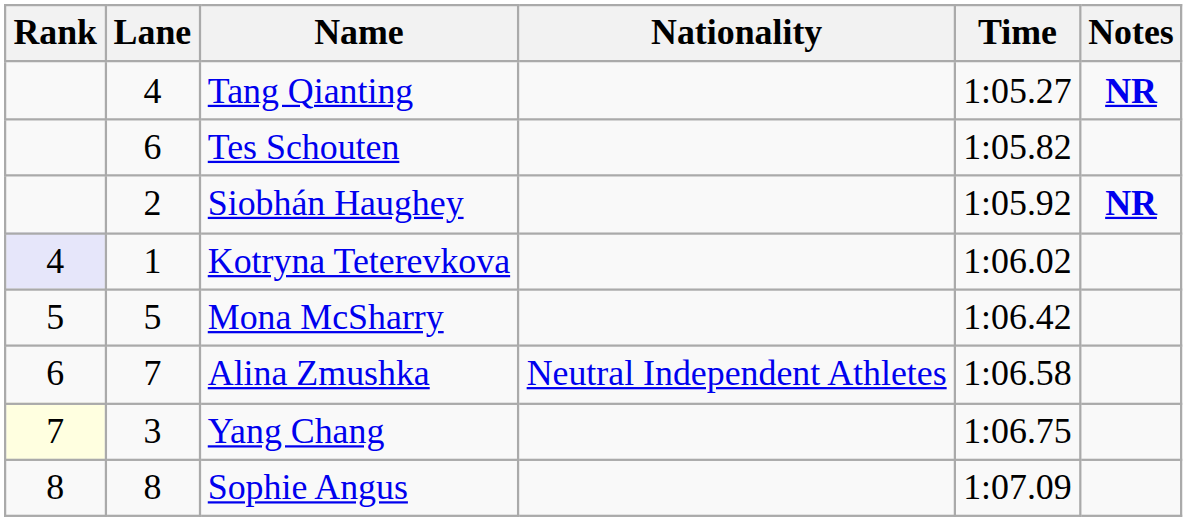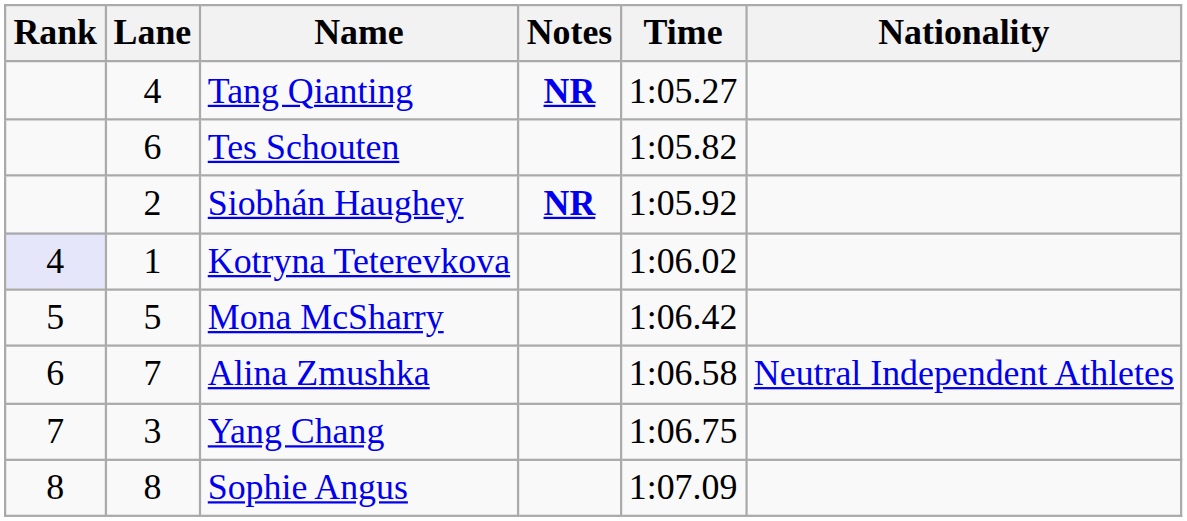columns swapped: (737, 32) <-> (1131, 32)
(55, 430) lightyellow background -> (55, 430) no background
